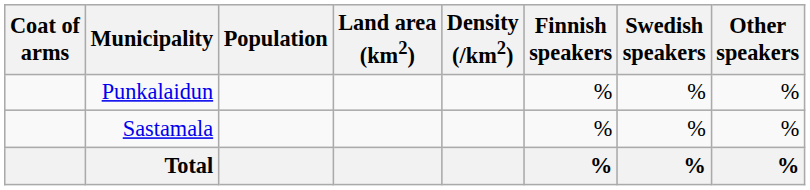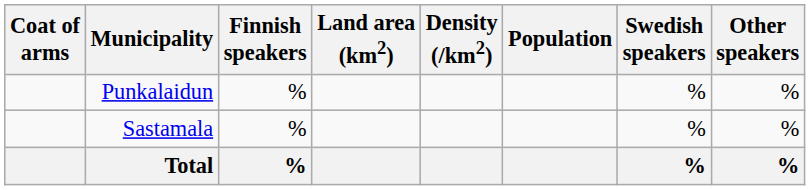columns swapped: (276, 39) <-> (571, 39)
